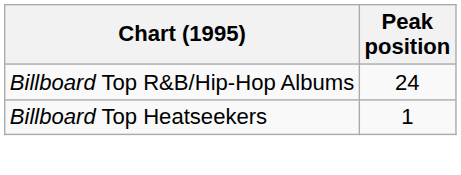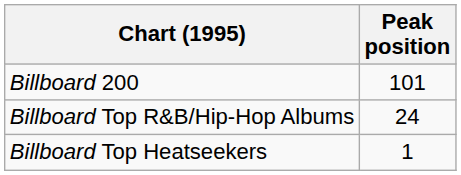+ row: (74, 81)
